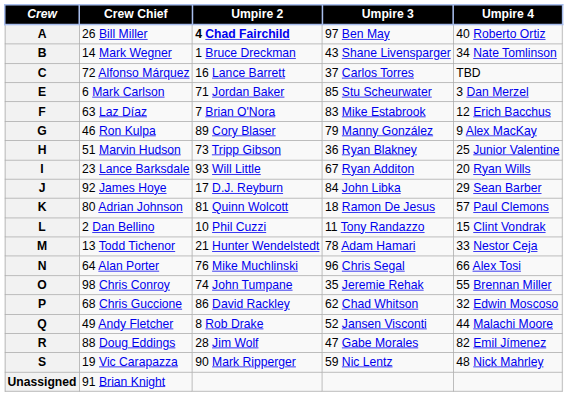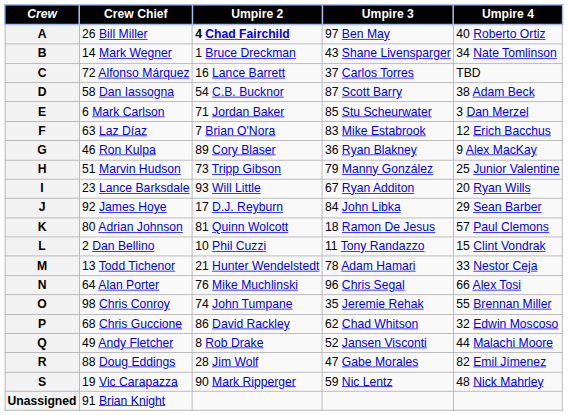+ row: (42, 92)
(379, 130) 79 Manny González -> (371, 150) 36 Ryan Blakney
(371, 150) 36 Ryan Blakney -> (379, 169) 79 Manny González
